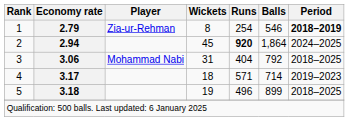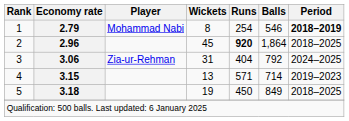(141, 28) Zia-ur-Rehman -> (146, 28) Mohammad Nabi
(69, 44) 2.94 -> (69, 44) 2.96
(316, 44) 2024–2025 -> (316, 44) 2018–2025
(146, 60) Mohammad Nabi -> (141, 60) Zia-ur-Rehman
(316, 60) 2018–2025 -> (316, 60) 2024–2025
(69, 76) 3.17 -> (69, 76) 3.15
(208, 76) 18 -> (208, 76) 13
(244, 92) 496 -> (244, 92) 450
(274, 92) 899 -> (274, 92) 849
